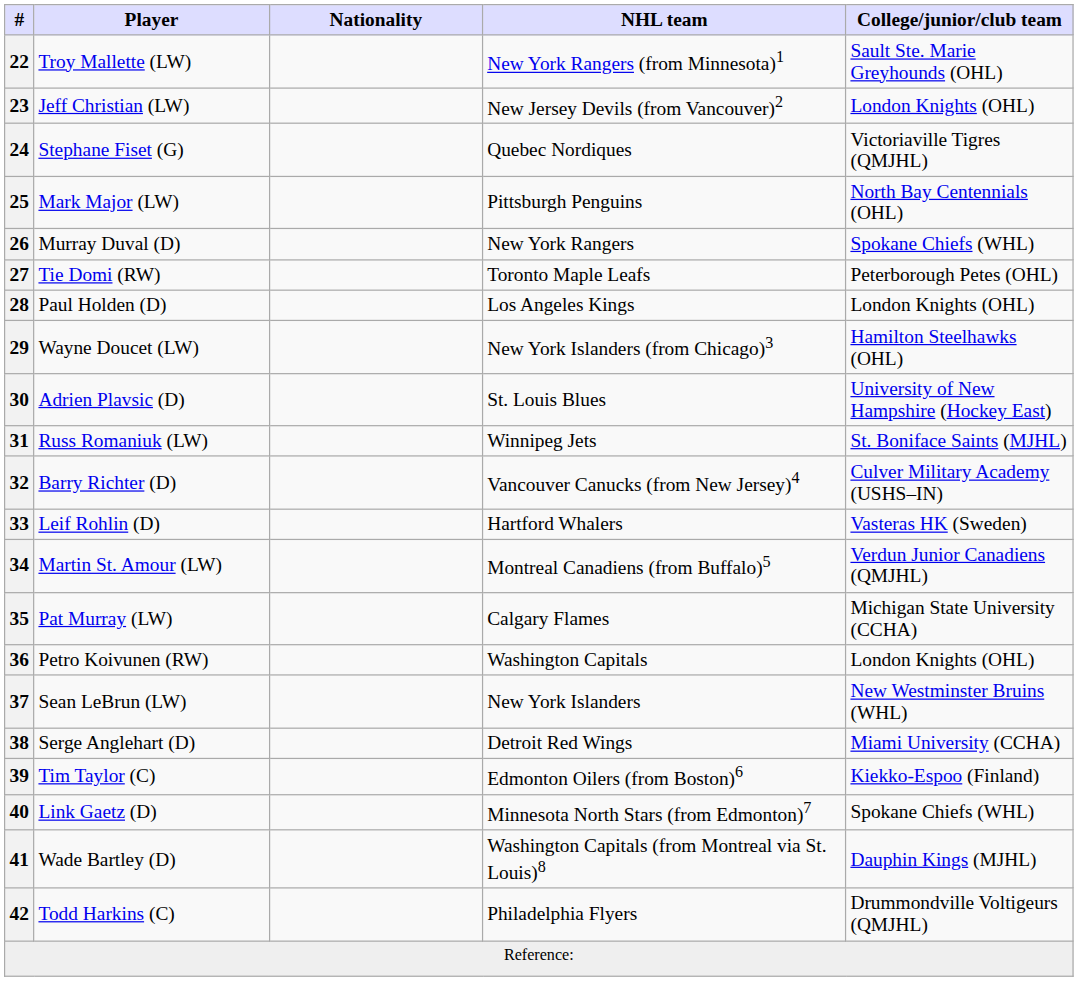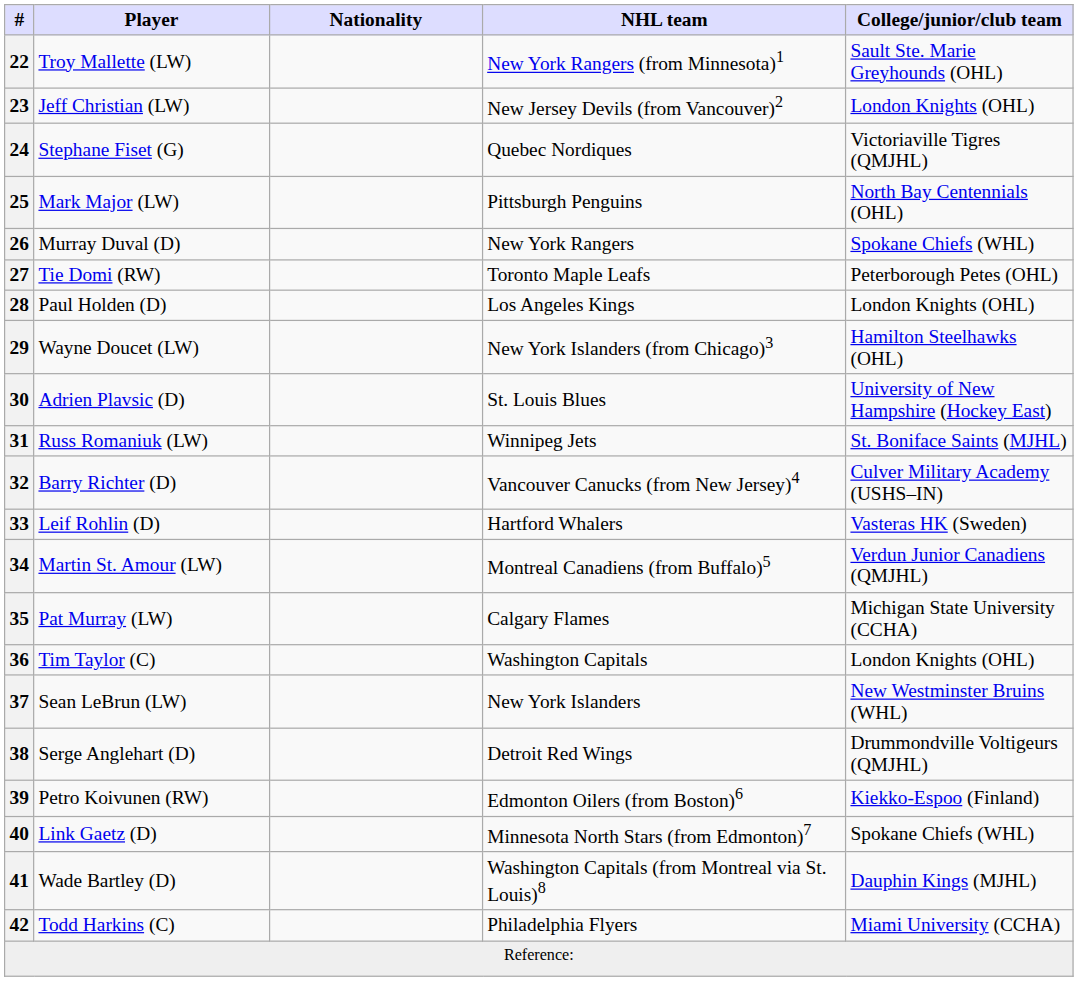(123, 659) Petro Koivunen (RW) -> (97, 659) Tim Taylor (C)
(955, 743) Miami University (CCHA) -> (954, 753) Drummondville Voltigeurs (QMJHL)
(97, 776) Tim Taylor (C) -> (123, 798) Petro Koivunen (RW)
(954, 914) Drummondville Voltigeurs (QMJHL) -> (955, 925) Miami University (CCHA)
